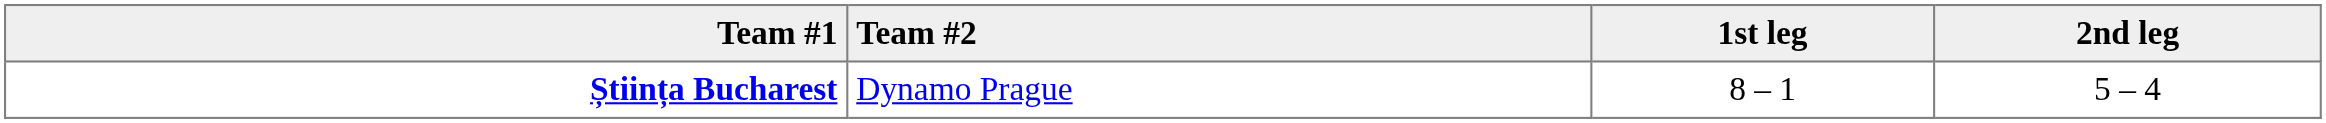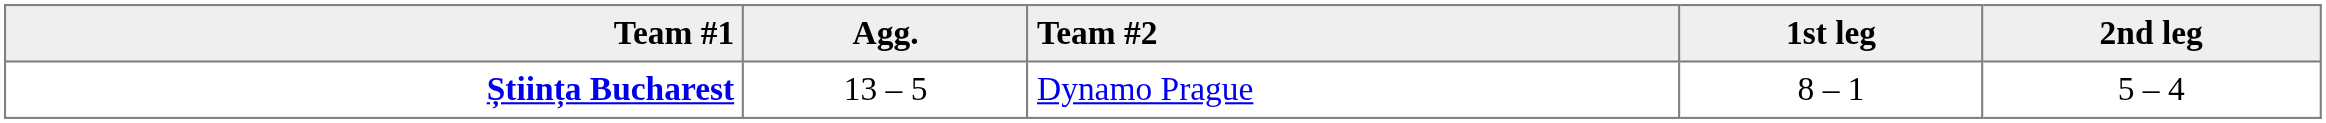+ column: (886, 32)
